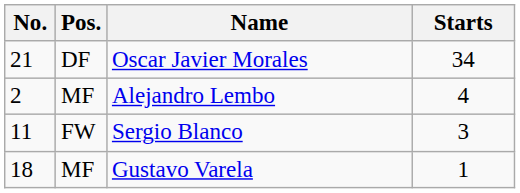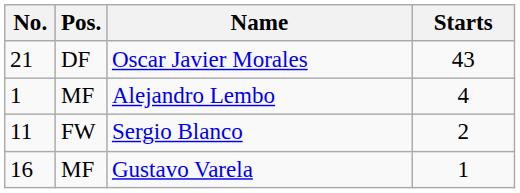(463, 59) 34 -> (463, 59) 43
(16, 95) 2 -> (16, 95) 1
(463, 132) 3 -> (463, 132) 2
(22, 168) 18 -> (22, 168) 16
